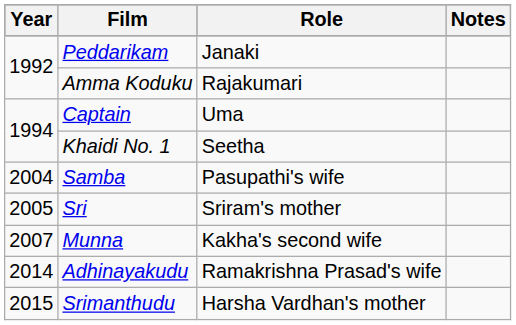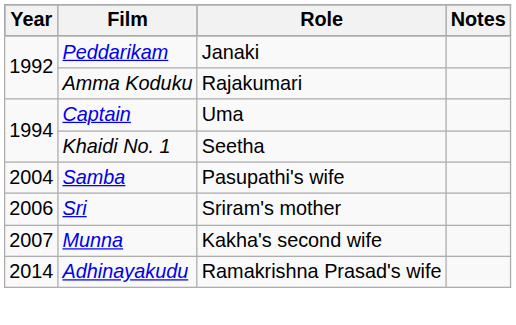(31, 209) 2005 -> (31, 209) 2006
- row: (119, 303)
